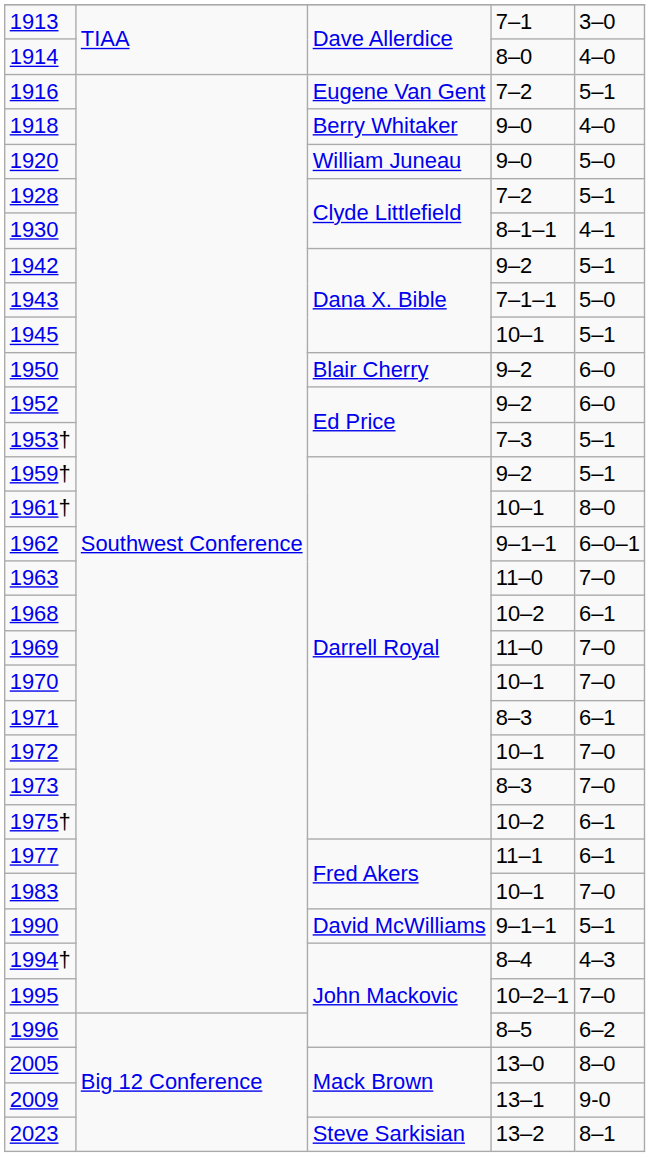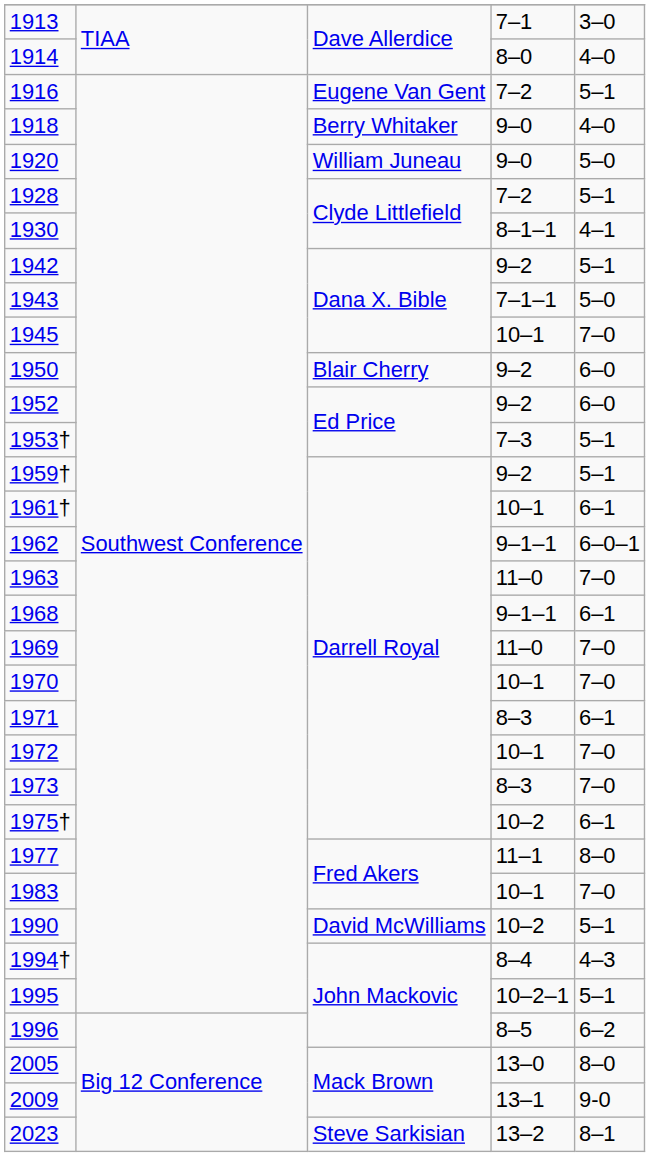(597, 334) 5–1 -> (597, 334) 7–0
(597, 508) 8–0 -> (597, 508) 6–1
(520, 612) 10–2 -> (526, 612) 9–1–1
(597, 856) 6–1 -> (597, 856) 8–0
(526, 925) 9–1–1 -> (520, 925) 10–2
(597, 995) 7–0 -> (597, 995) 5–1
